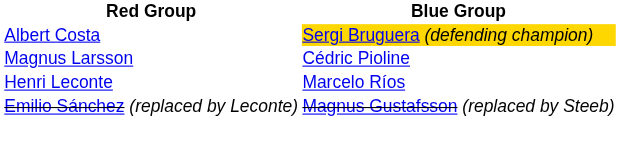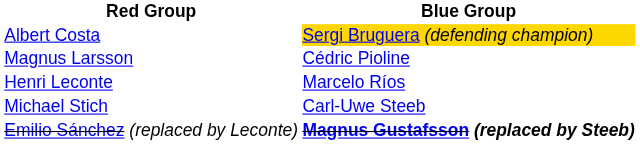+ row: (56, 106)
(458, 106) normal -> (469, 130) bold
